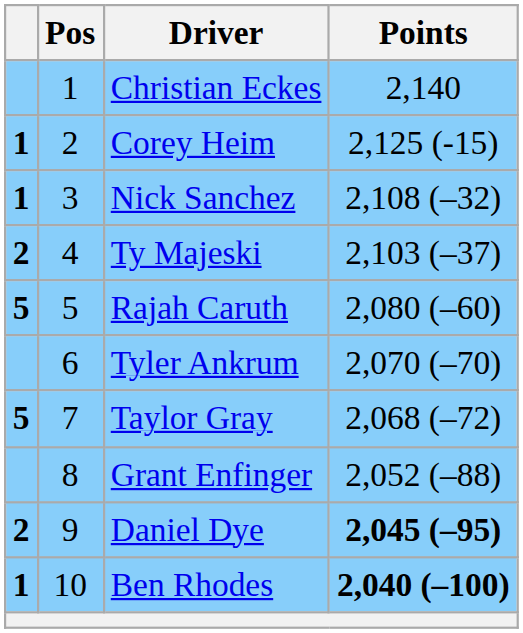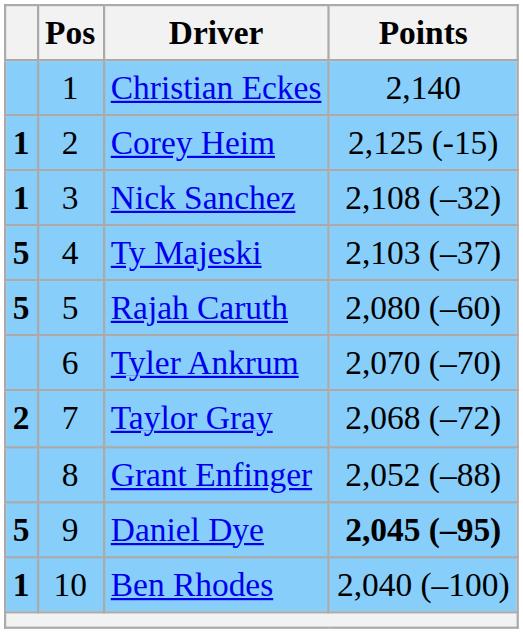(21, 252) 2 -> (21, 252) 5
(21, 418) 5 -> (21, 418) 2
(21, 528) 2 -> (21, 528) 5
(423, 583) bold -> (423, 583) normal
